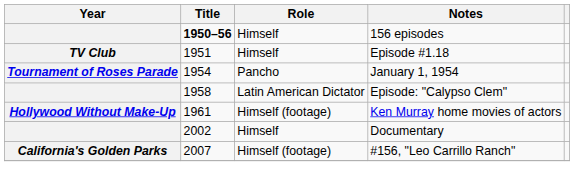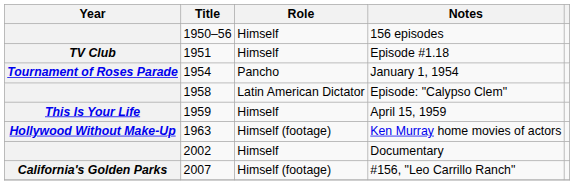(208, 33) bold -> (208, 33) normal
+ row: (408, 111)
(197, 111) 1961 -> (197, 131) 1963
